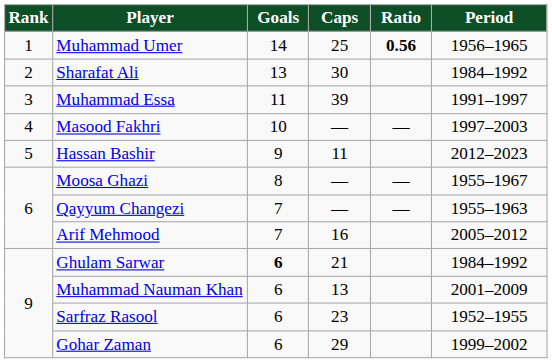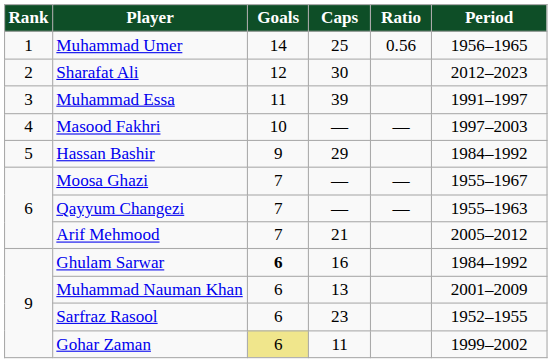(401, 45) bold -> (401, 45) normal
(278, 72) 13 -> (278, 72) 12
(489, 72) 1984–1992 -> (489, 72) 2012–2023
(340, 153) 11 -> (340, 153) 29
(489, 153) 2012–2023 -> (489, 153) 1984–1992
(278, 180) 8 -> (278, 180) 7
(340, 235) 16 -> (340, 235) 21
(340, 262) 21 -> (340, 262) 16
(278, 343) no background -> (278, 343) khaki background
(340, 343) 29 -> (340, 343) 11
